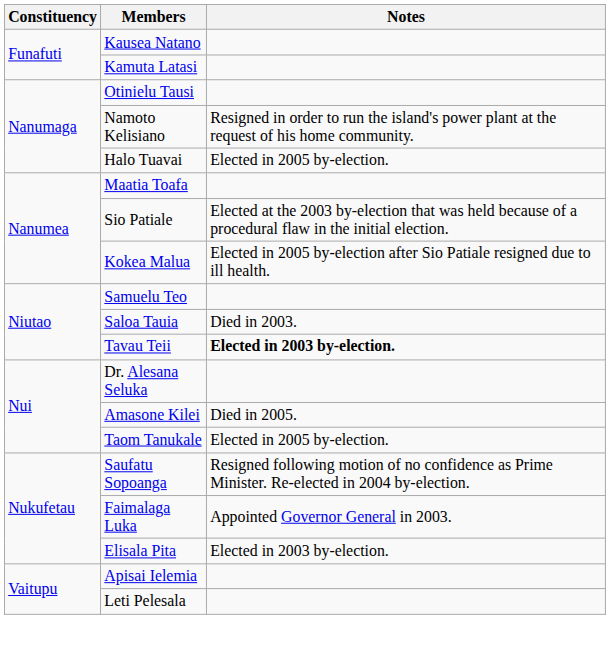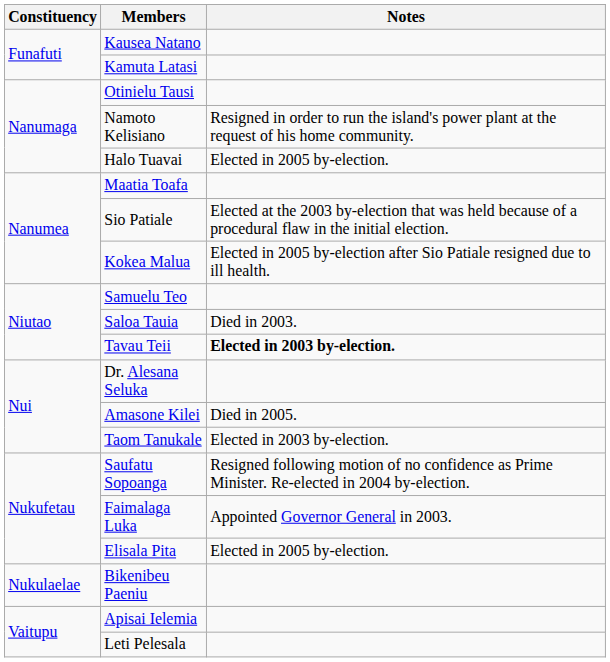(299, 440) Elected in 2005 by-election. -> (299, 440) Elected in 2003 by-election.
(299, 551) Elected in 2003 by-election. -> (299, 551) Elected in 2005 by-election.
+ row: (137, 585)
